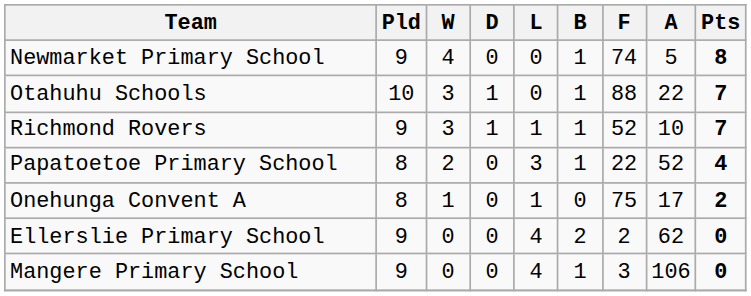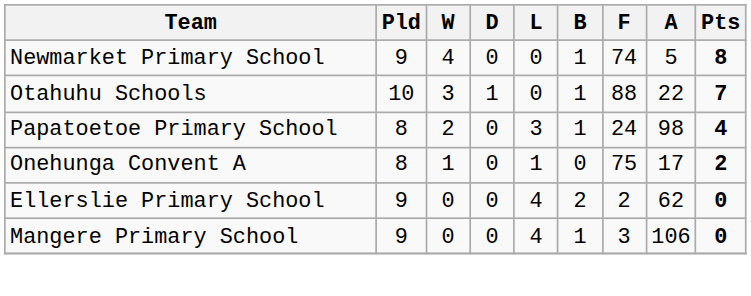- row: (108, 129)
(624, 165) 22 -> (624, 129) 24
(671, 165) 52 -> (671, 129) 98
